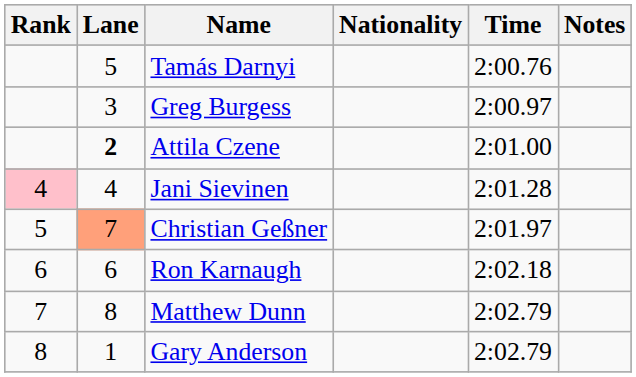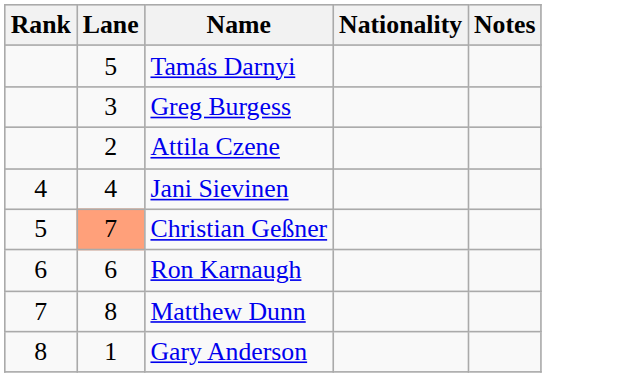- column: (513, 24)
(111, 147) bold -> (111, 147) normal
(41, 188) pink background -> (41, 188) no background
